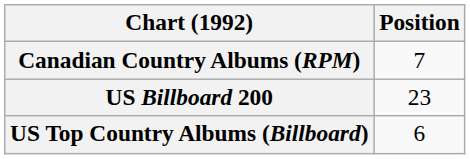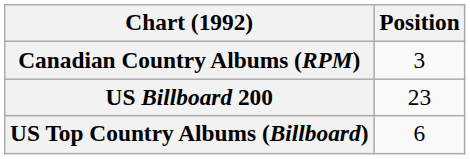(419, 60) 7 -> (419, 60) 3
